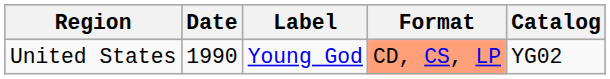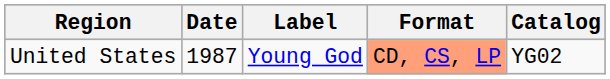(212, 57) 1990 -> (212, 57) 1987
